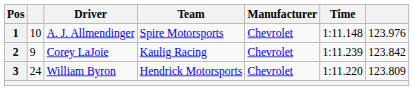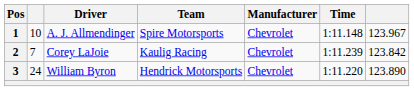(387, 33) 123.976 -> (387, 33) 123.967
(33, 52) 9 -> (33, 52) 7
(387, 71) 123.809 -> (387, 71) 123.890
